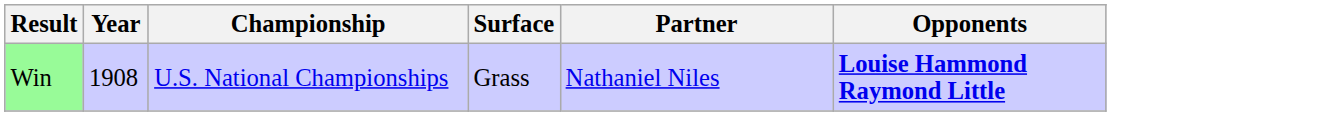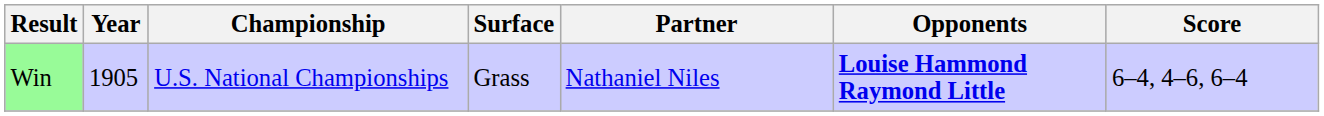+ column: (1212, 24)
(114, 76) 1908 -> (114, 76) 1905
